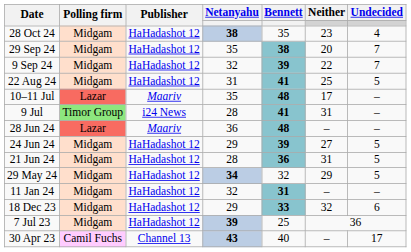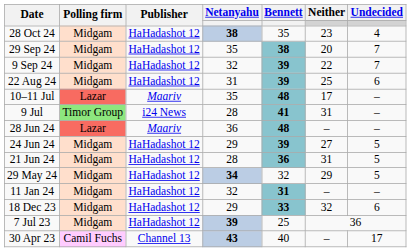(283, 81) 41 -> (283, 81) 39
(377, 81) 5 -> (377, 81) 6
